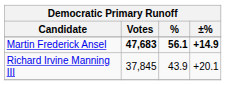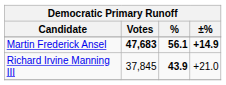(178, 67) normal -> (178, 67) bold
(206, 67) +20.1 -> (206, 67) +21.0
